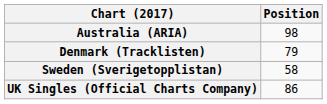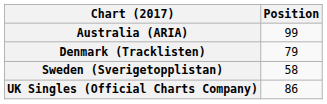(291, 33) 98 -> (291, 33) 99
